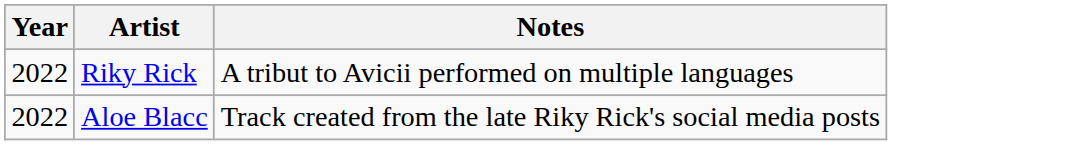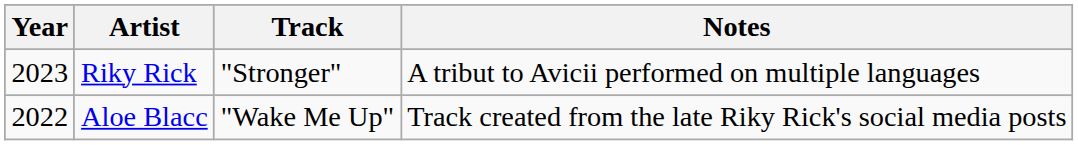+ column: (307, 26)
(40, 71) 2022 -> (40, 71) 2023
